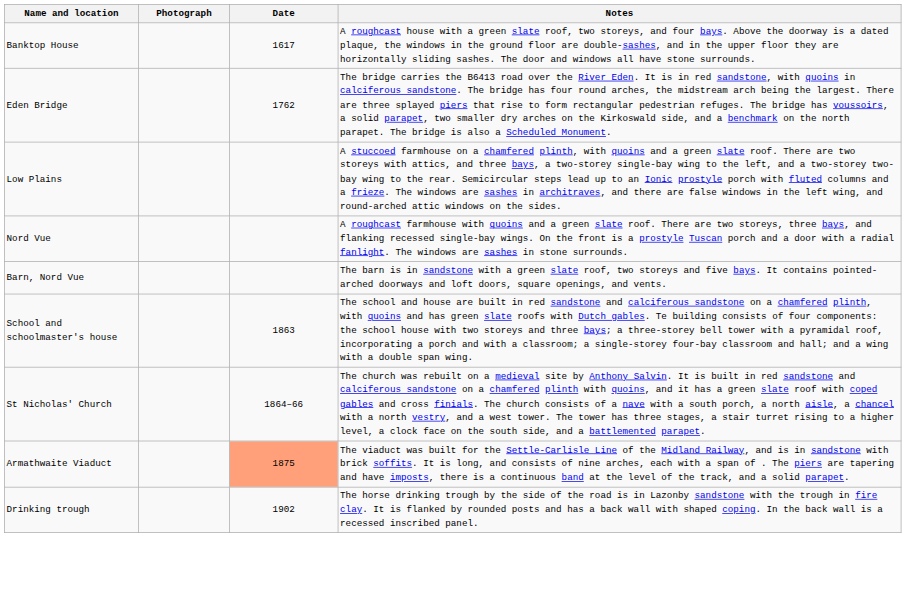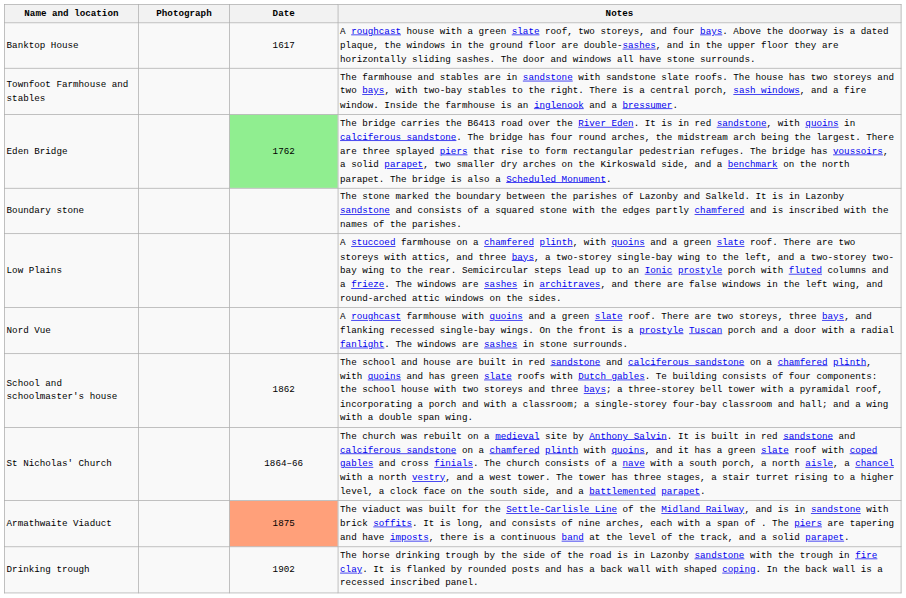+ row: (67, 91)
(284, 105) no background -> (284, 151) lightgreen background
+ row: (45, 211)
- row: (45, 278)
(284, 330) 1863 -> (284, 390) 1862
